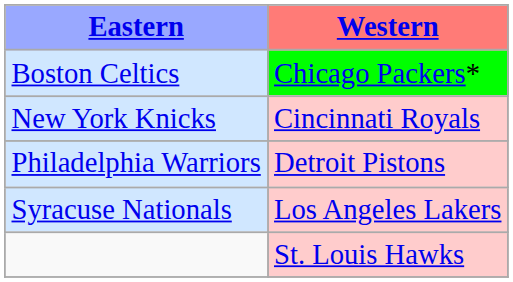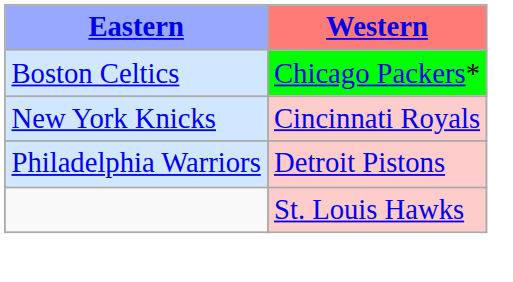- row: (122, 208)
